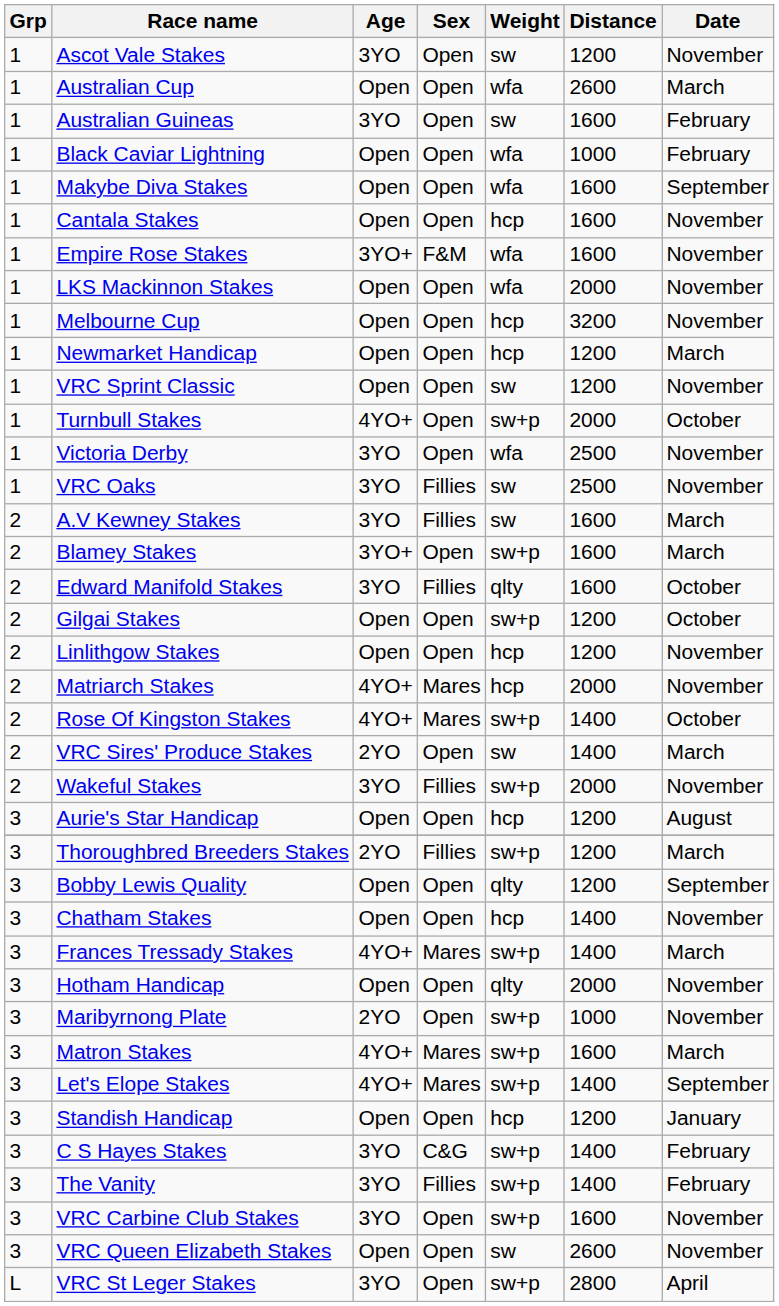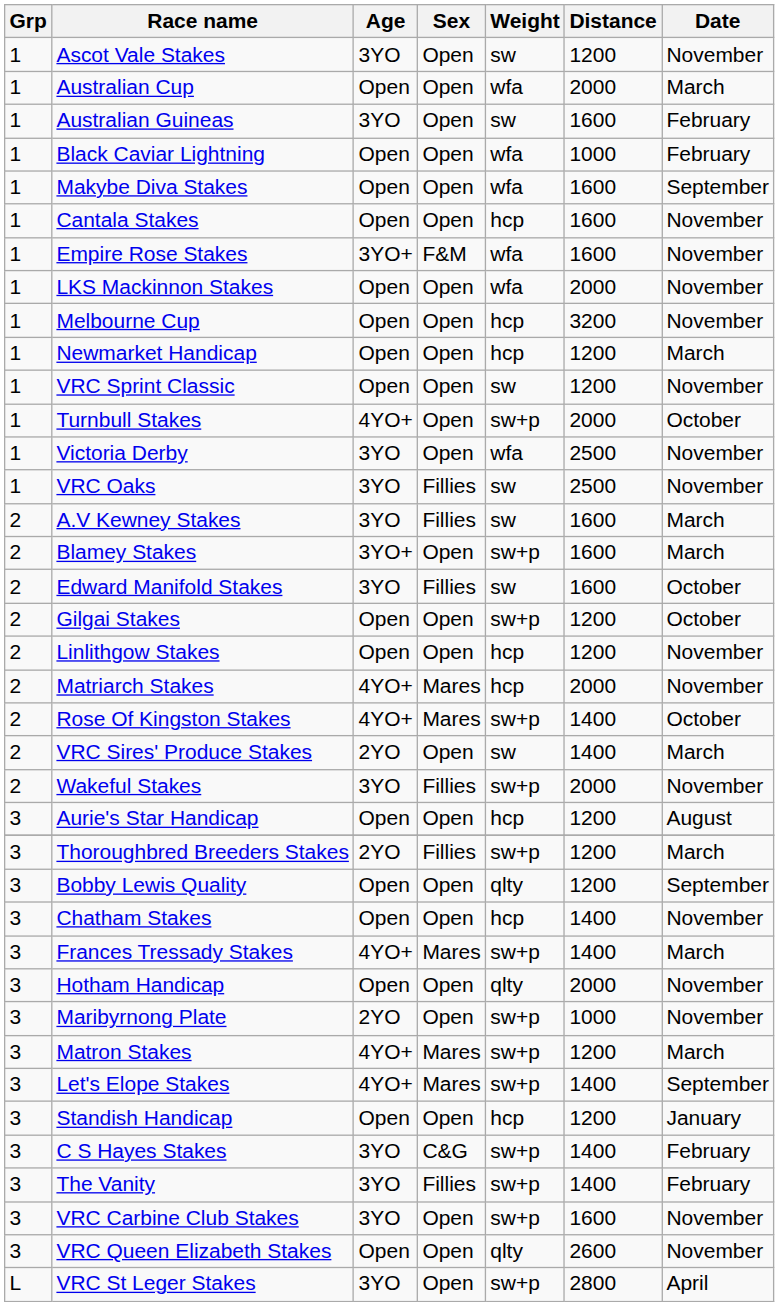(593, 87) 2600 -> (593, 87) 2000
(507, 586) qlty -> (503, 586) sw
(593, 1051) 1600 -> (593, 1051) 1200
(503, 1251) sw -> (507, 1251) qlty
